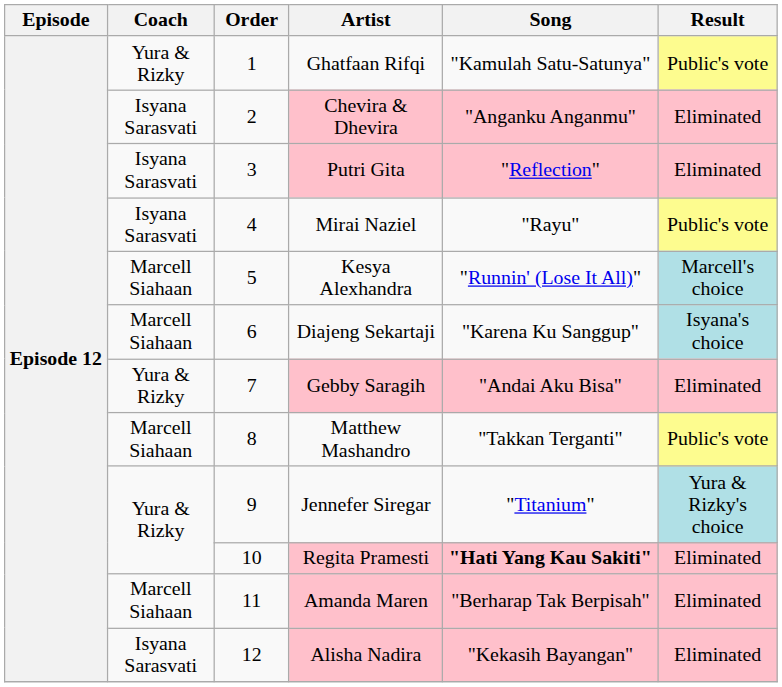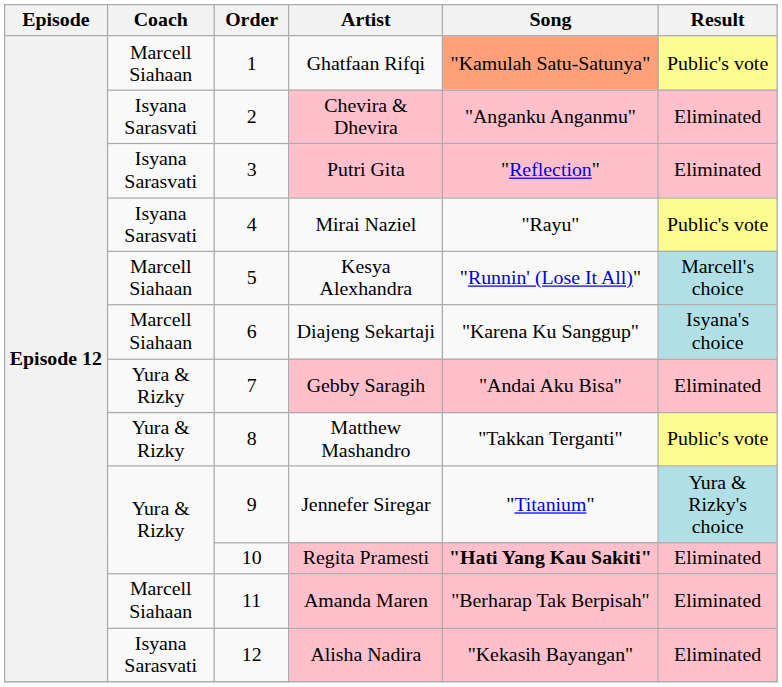(161, 62) Yura & Rizky -> (161, 62) Marcell Siahaan
(550, 62) no background -> (550, 62) lightsalmon background
(161, 439) Marcell Siahaan -> (161, 439) Yura & Rizky
